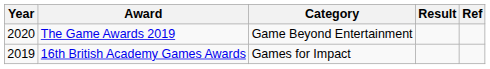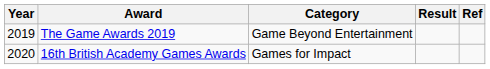(21, 34) 2020 -> (21, 34) 2019
(21, 53) 2019 -> (21, 53) 2020
